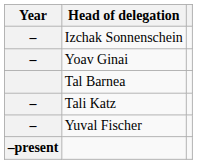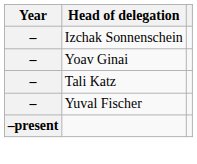- row: (95, 81)
